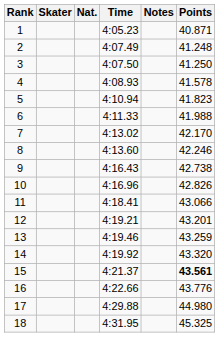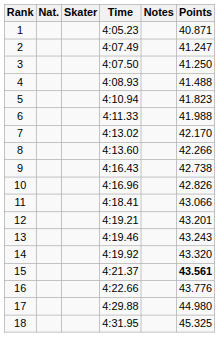columns swapped: (55, 13) <-> (87, 13)
(196, 47) 41.248 -> (196, 47) 41.247
(196, 82) 41.578 -> (196, 82) 41.488
(196, 151) 42.246 -> (196, 151) 42.266
(196, 237) 43.259 -> (196, 237) 43.243
